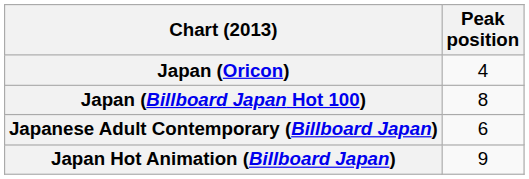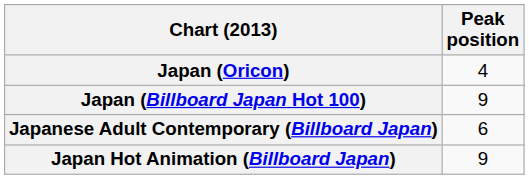(483, 99) 8 -> (483, 99) 9
